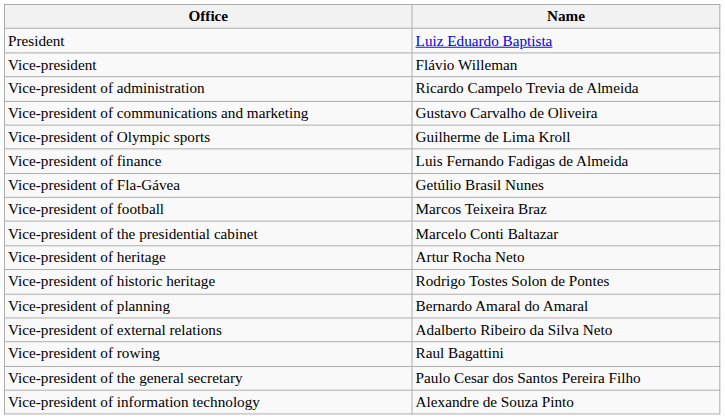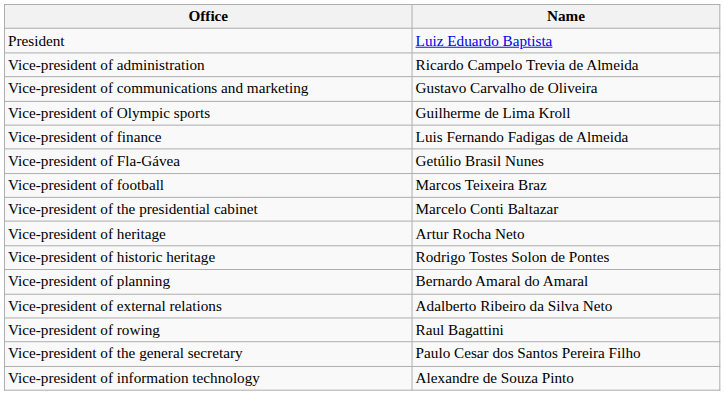- row: (52, 64)
